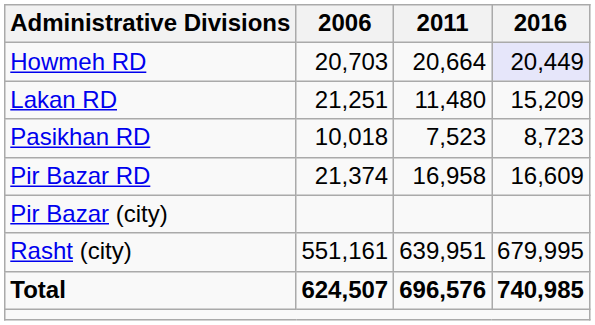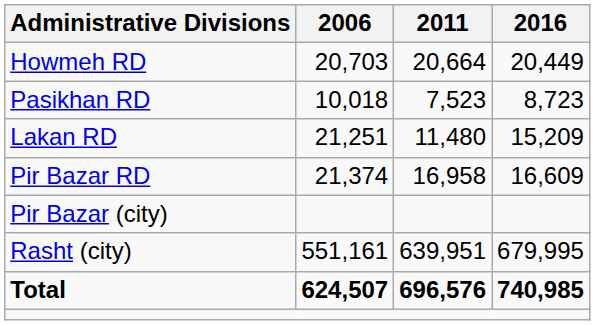(547, 61) lavender background -> (547, 61) no background
rows swapped: (64, 99) <-> (80, 137)
